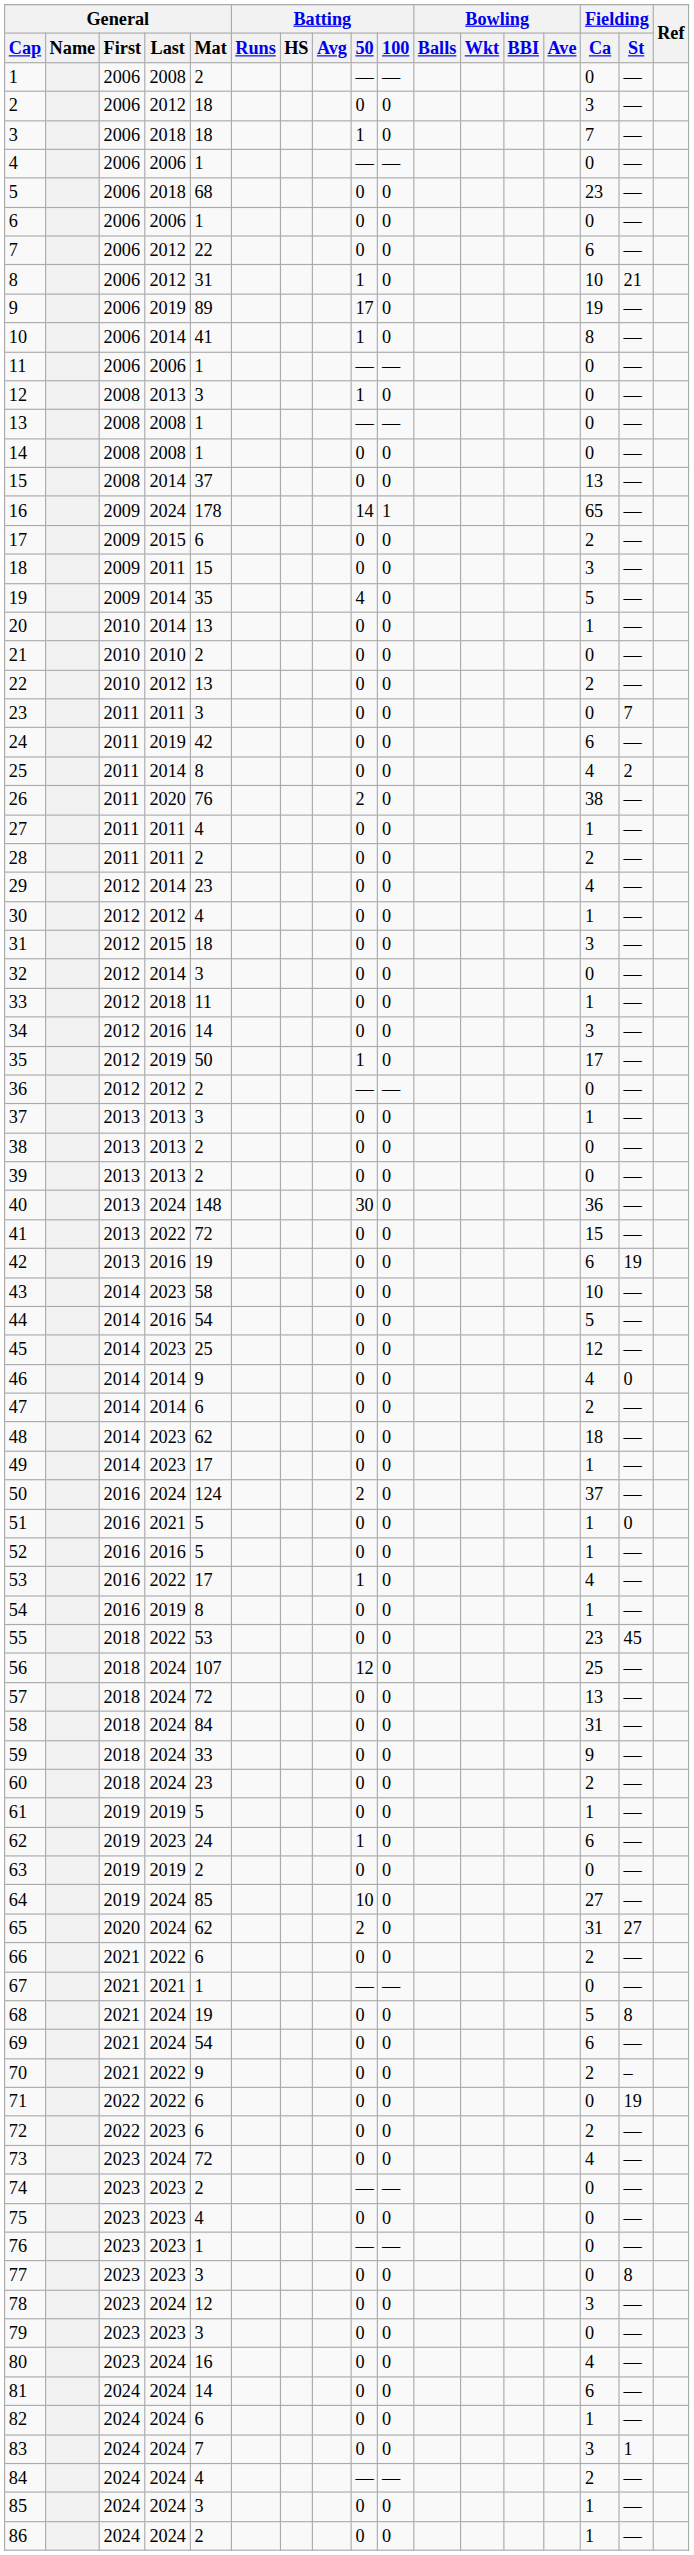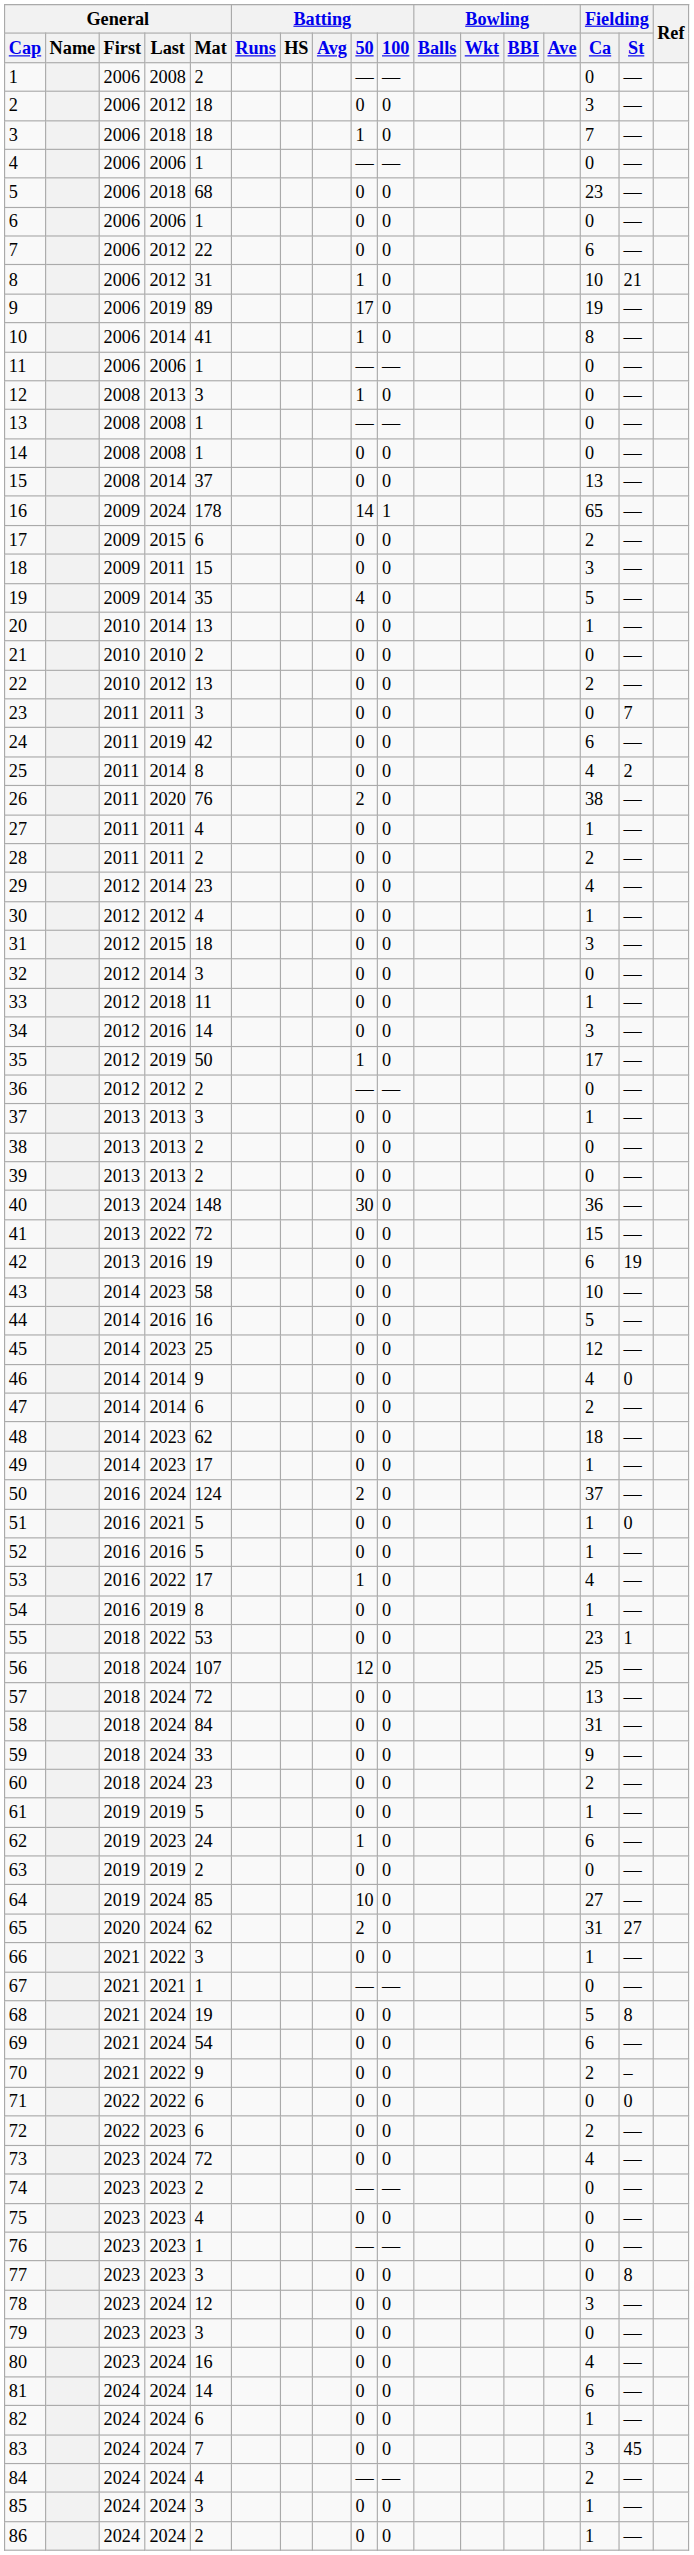(204, 1320) 54 -> (204, 1320) 16
(633, 1638) 45 -> (628, 1638) 1
(199, 1957) 6 -> (199, 1957) 3
(589, 1957) 2 -> (589, 1957) 1
(633, 2101) 19 -> (628, 2101) 0
(628, 2448) 1 -> (633, 2448) 45
